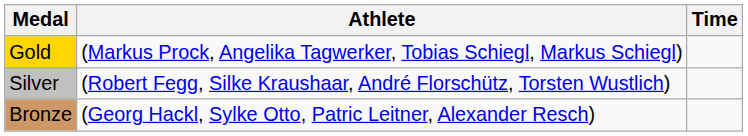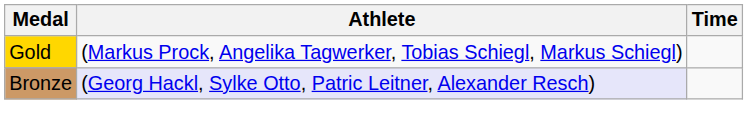- row: (34, 83)
(338, 114) no background -> (338, 83) lavender background
